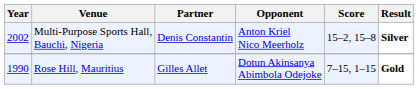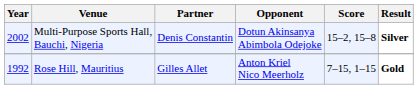(271, 38) Anton Kriel Nico Meerholz -> (280, 38) Dotun Akinsanya Abimbola Odejoke
(18, 69) 1990 -> (18, 69) 1992
(280, 69) Dotun Akinsanya Abimbola Odejoke -> (271, 69) Anton Kriel Nico Meerholz
